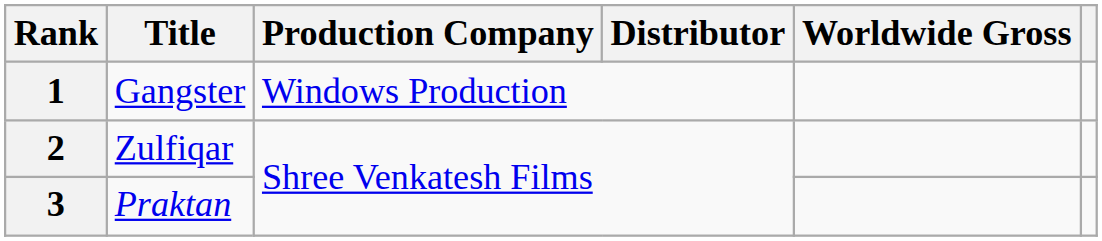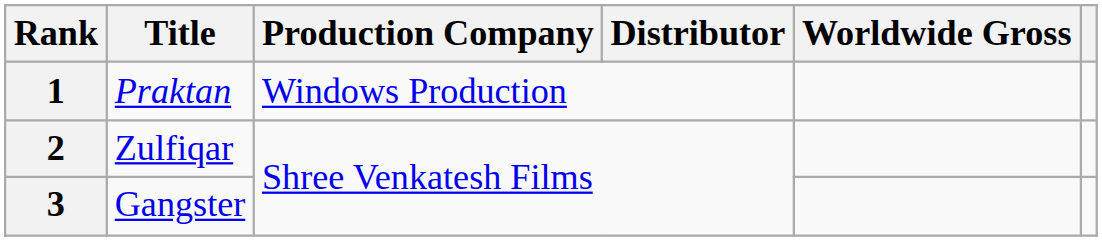(180, 90) Gangster -> (173, 90) Praktan
(173, 205) Praktan -> (180, 205) Gangster
